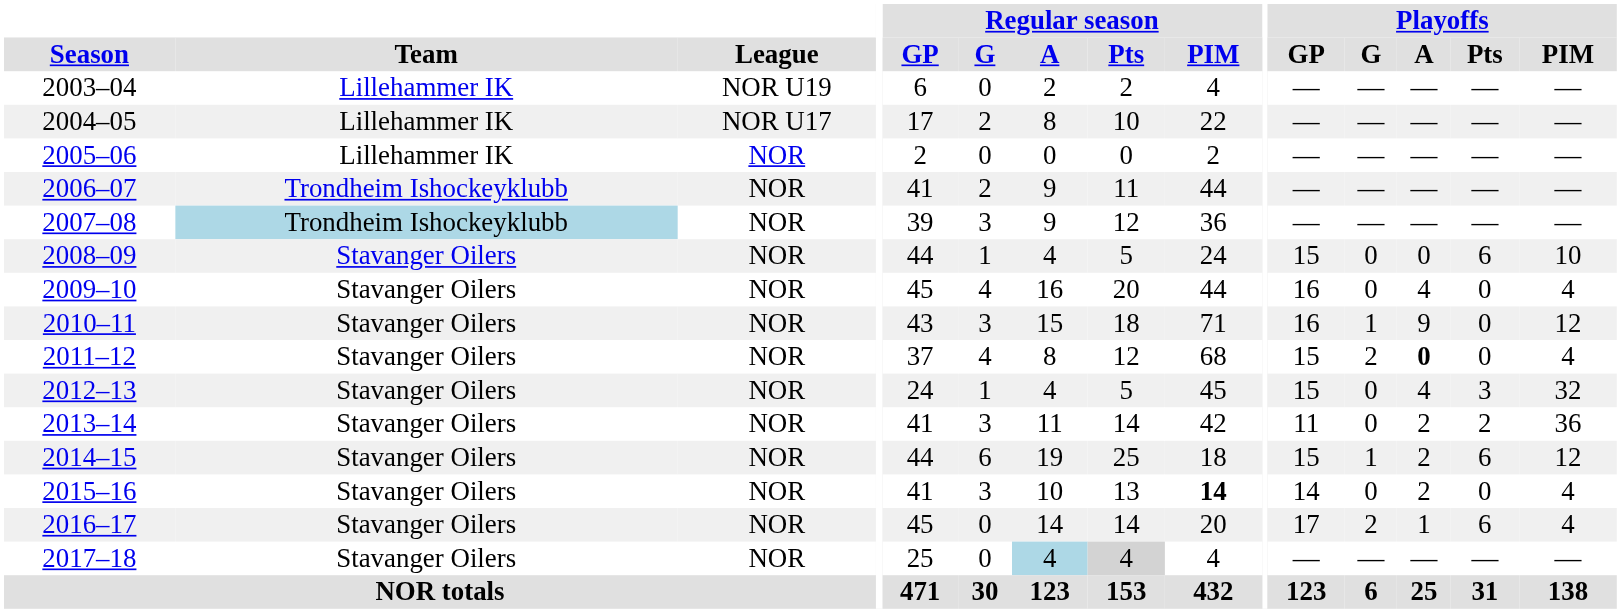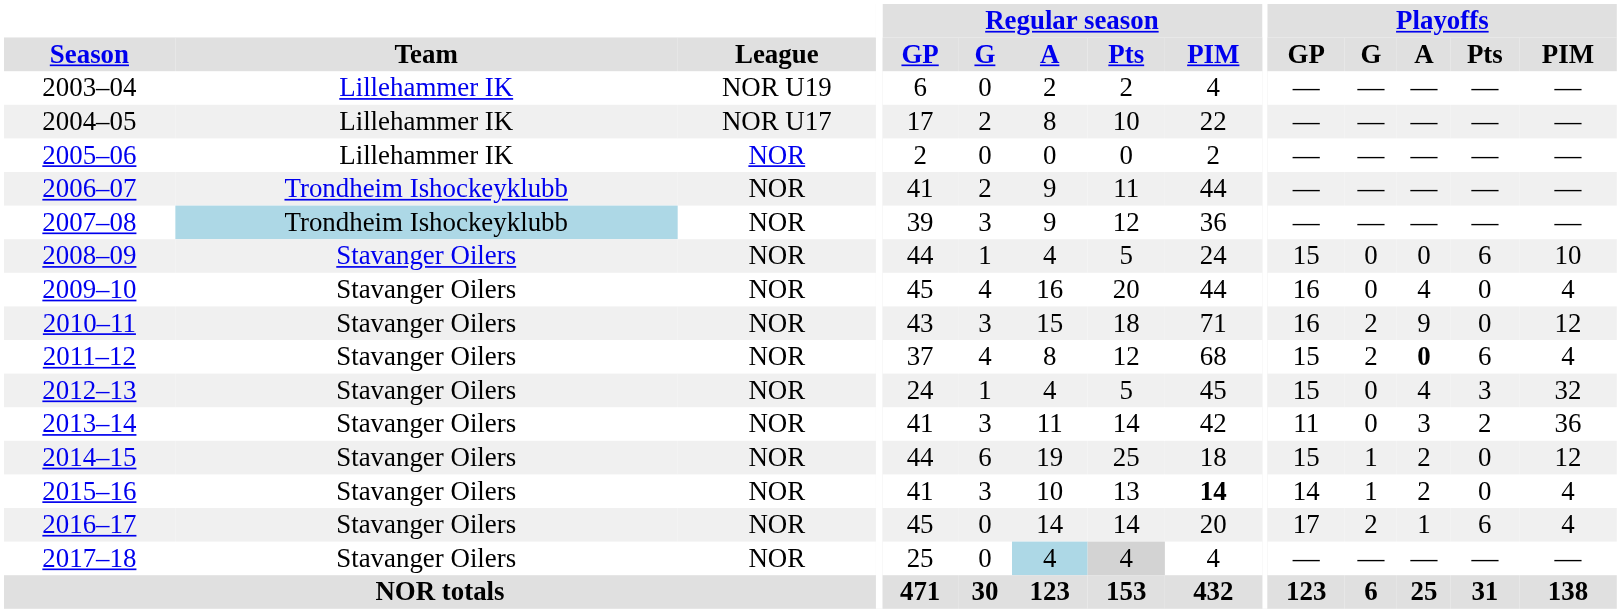(1371, 322) 1 -> (1371, 322) 2
(1485, 356) 0 -> (1485, 356) 6
(1424, 423) 2 -> (1424, 423) 3
(1485, 457) 6 -> (1485, 457) 0
(1371, 490) 0 -> (1371, 490) 1
